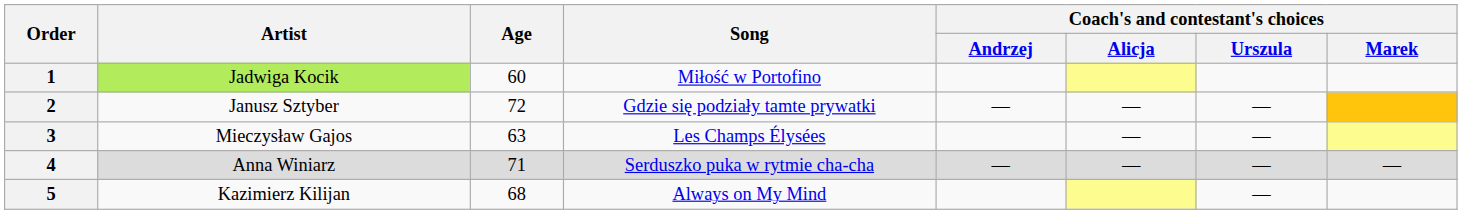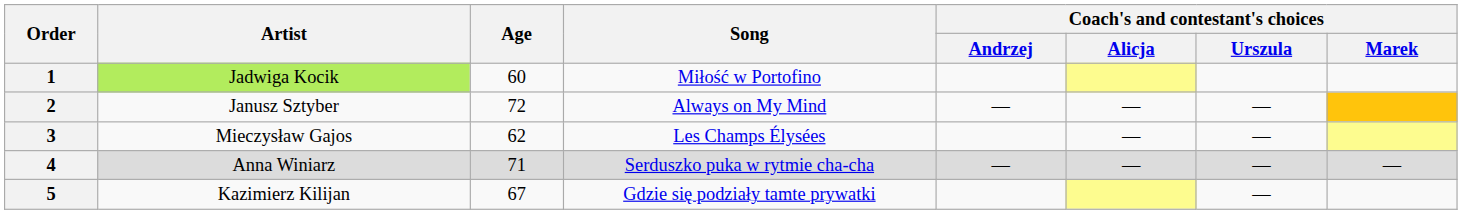(749, 106) Gdzie się podziały tamte prywatki -> (749, 106) Always on My Mind
(517, 135) 63 -> (517, 135) 62
(517, 194) 68 -> (517, 194) 67
(749, 194) Always on My Mind -> (749, 194) Gdzie się podziały tamte prywatki
